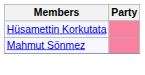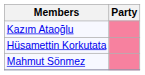+ row: (40, 29)
